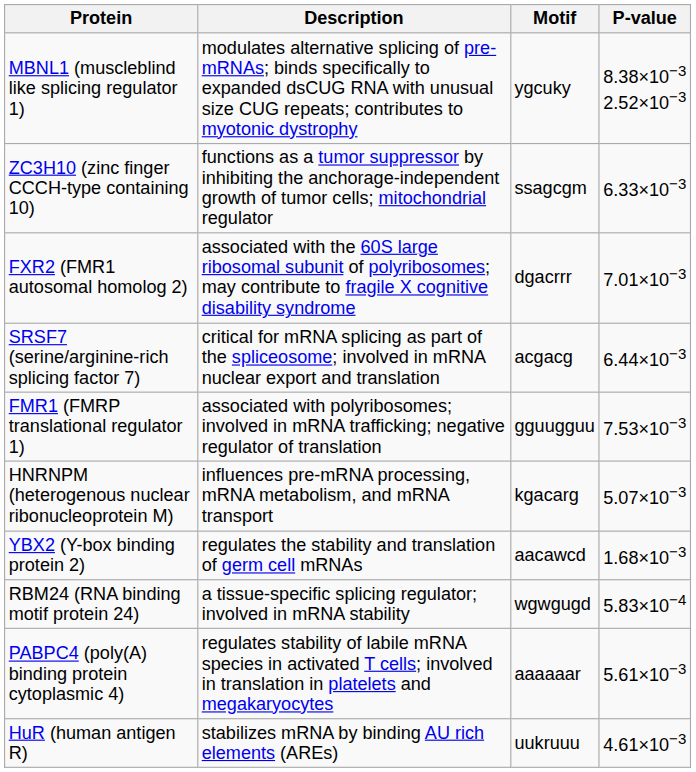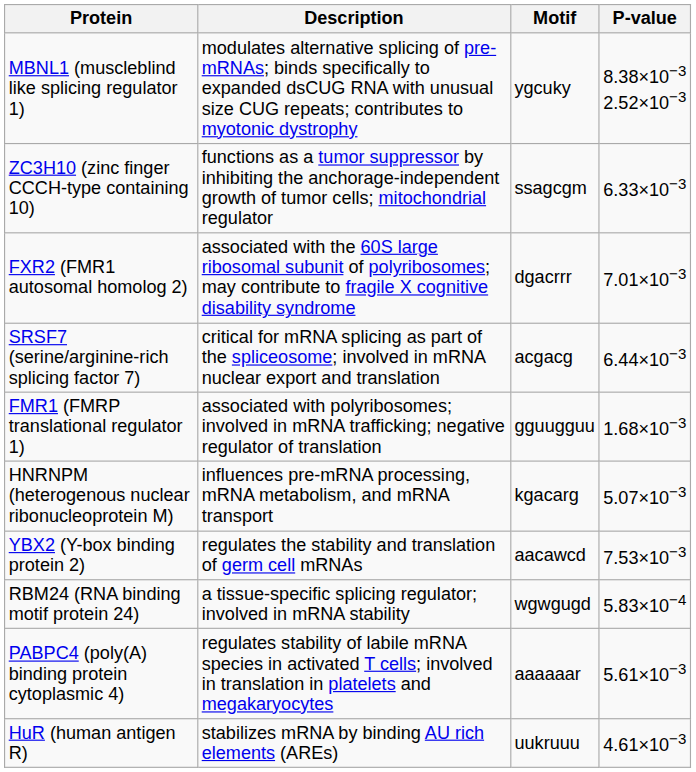(645, 426) 7.53×10−3 -> (645, 426) 1.68×10−3
(645, 555) 1.68×10−3 -> (645, 555) 7.53×10−3
